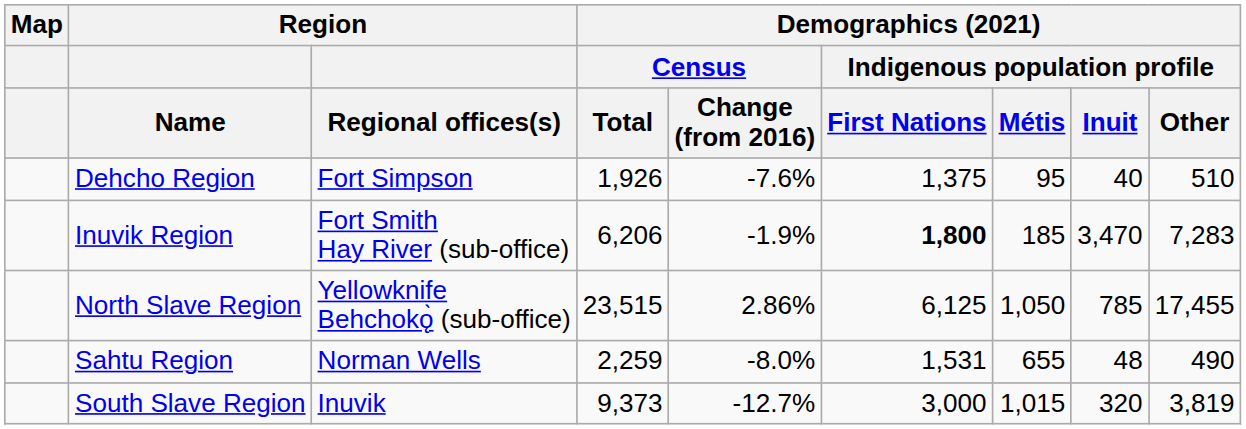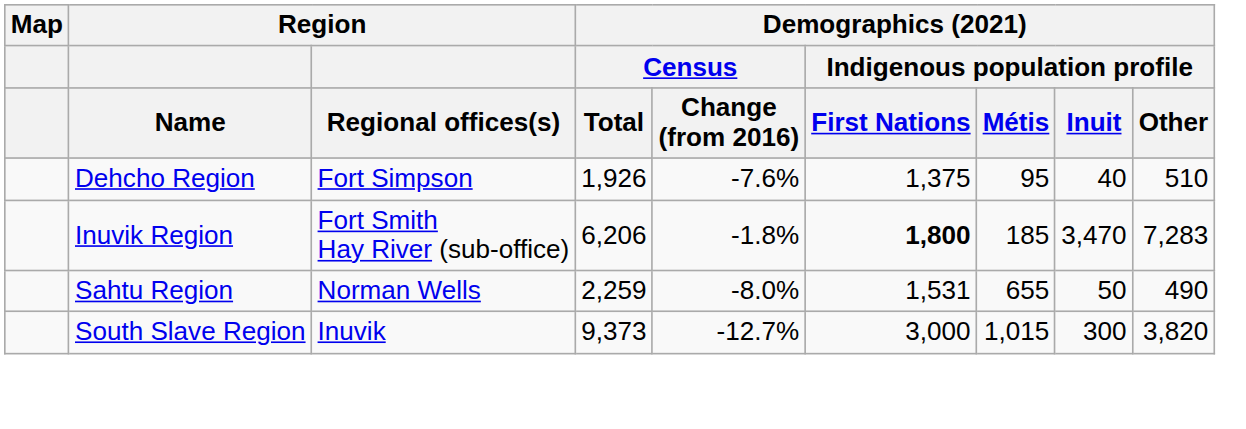(781, 234) -1.9% -> (765, 234) -1.8%
- row: (188, 305)
(1128, 361) 48 -> (1112, 290) 50
(1121, 402) 320 -> (1105, 332) 300
(1202, 402) 3,819 -> (1176, 332) 3,820
